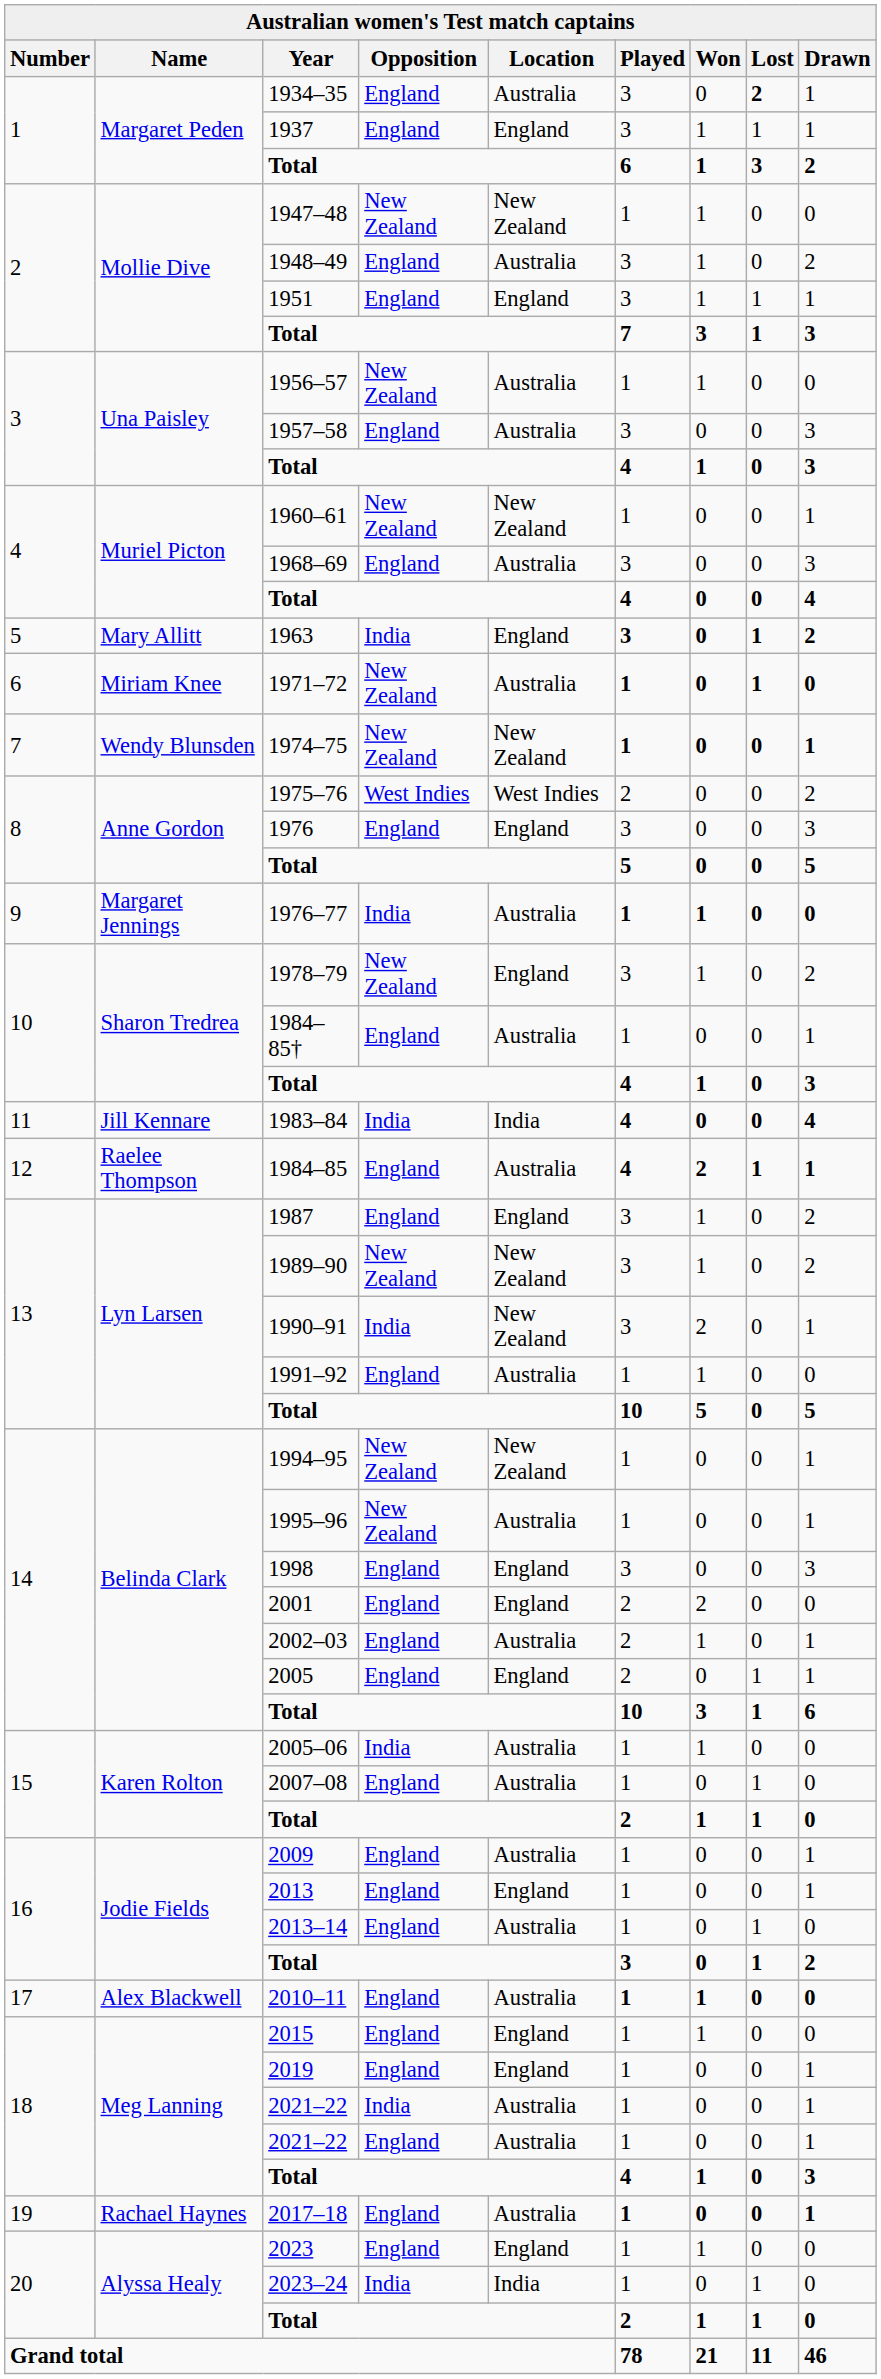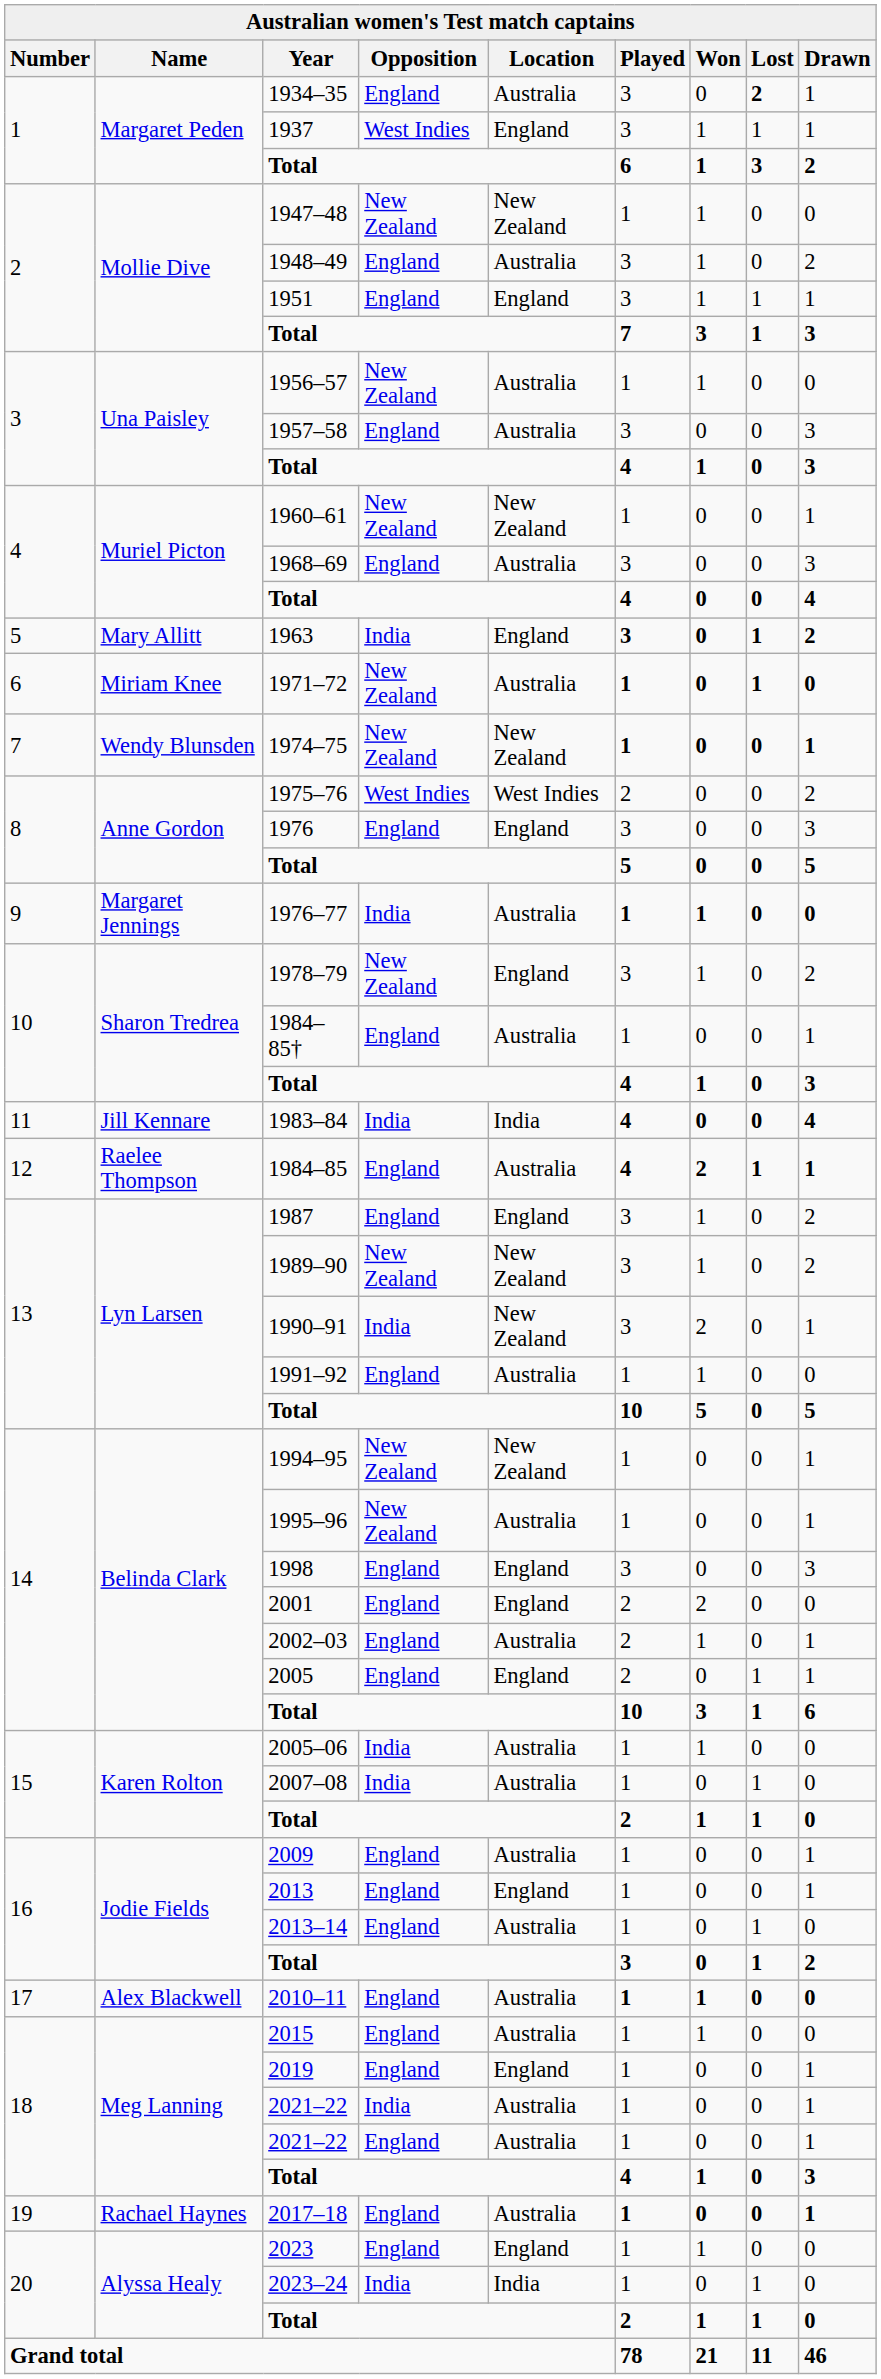(402, 129) England -> (417, 129) West Indies
(402, 1783) England -> (387, 1783) India
(531, 2033) England -> (535, 2033) Australia
